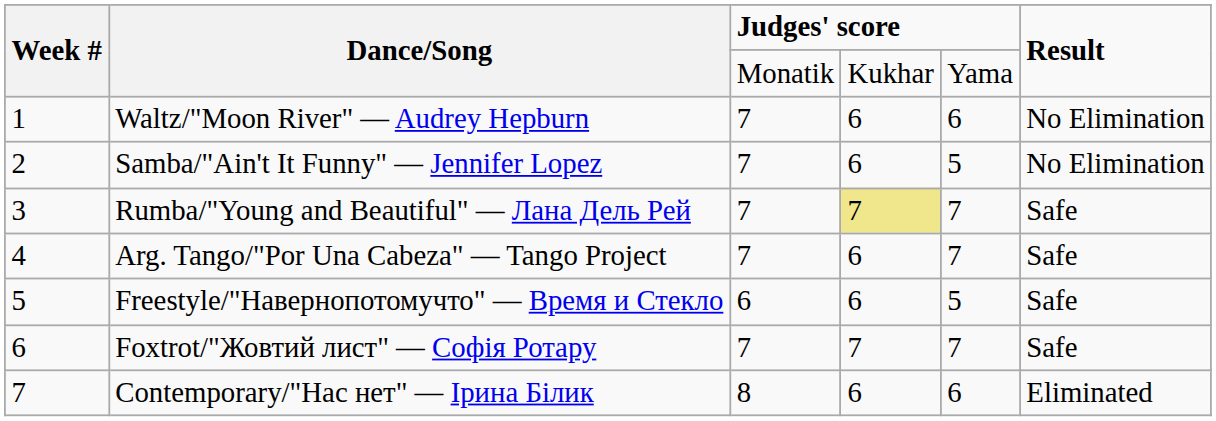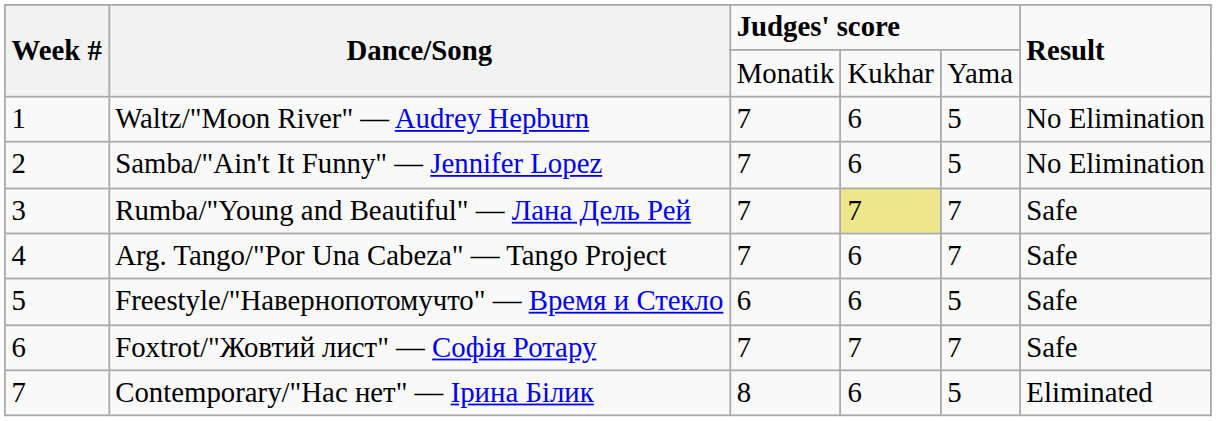(954, 118) 6 -> (954, 118) 5
(954, 392) 6 -> (954, 392) 5
